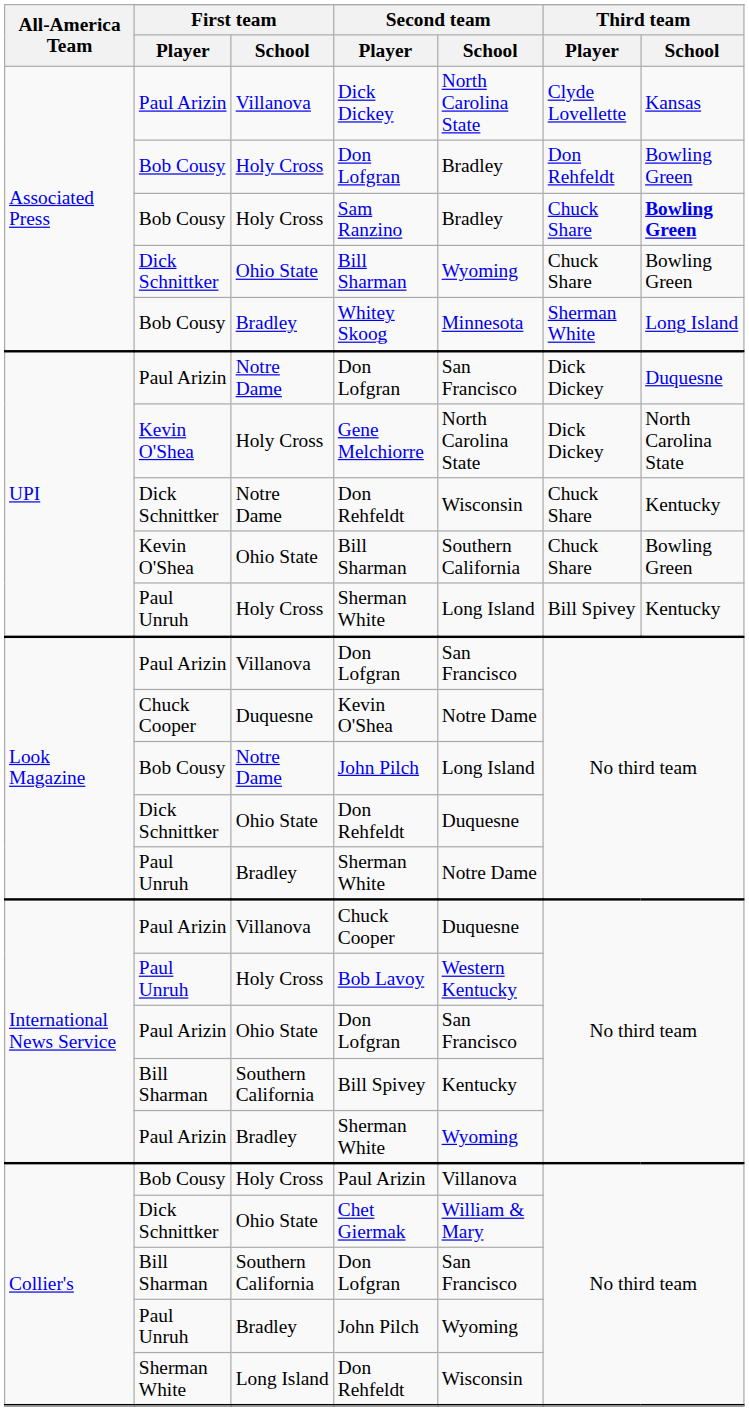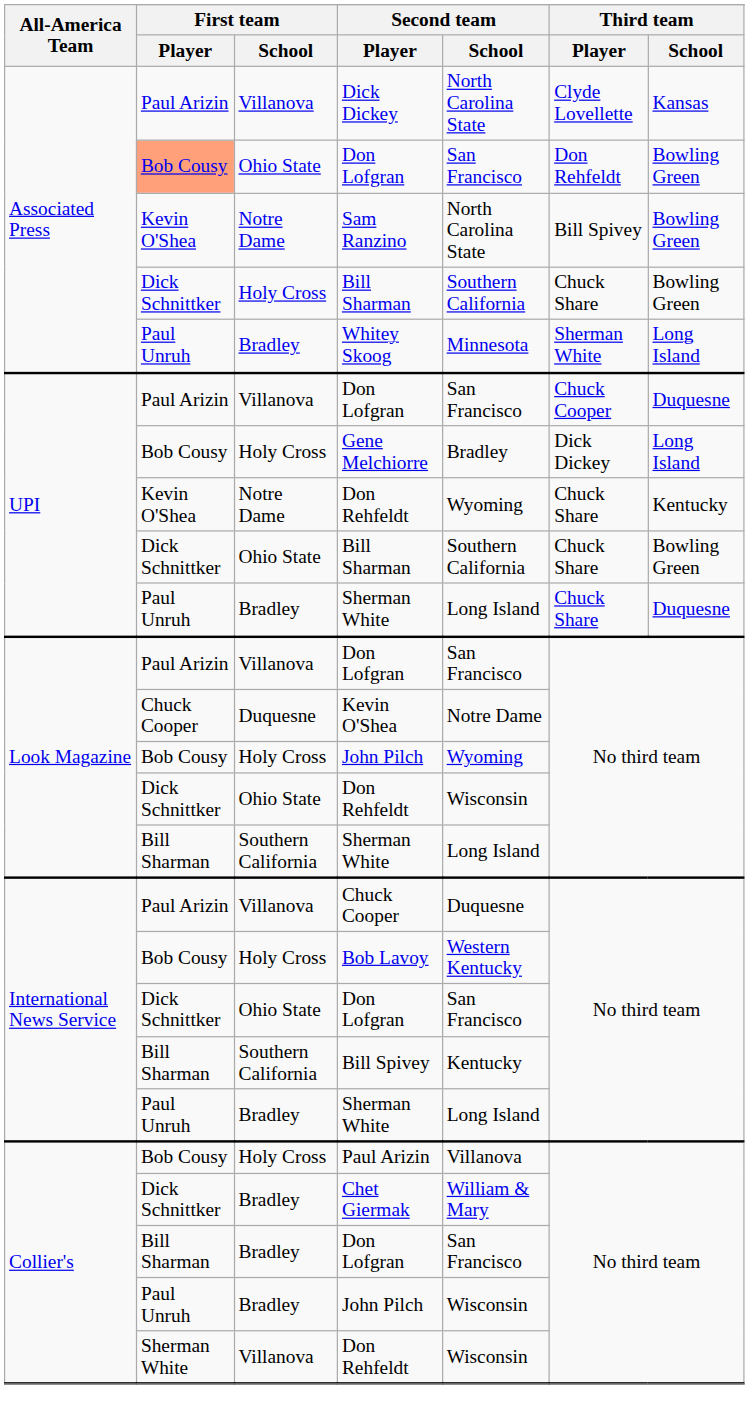(182, 166) no background -> (184, 166) lightsalmon background
(280, 166) Holy Cross -> (280, 166) Ohio State
(472, 166) Bradley -> (484, 166) San Francisco
(182, 218) Bob Cousy -> (168, 229) Kevin O'Shea
(280, 218) Holy Cross -> (262, 229) Notre Dame
(472, 218) Bradley -> (480, 229) North Carolina State
(573, 218) Chuck Share -> (598, 229) Bill Spivey
(679, 218) bold -> (686, 229) normal
(277, 271) Ohio State -> (282, 293) Holy Cross
(480, 271) Wyoming -> (486, 293) Southern California
(182, 323) Bob Cousy -> (166, 345) Paul Unruh
(259, 377) Notre Dame -> (276, 399) Villanova
(576, 377) Dick Dickey -> (583, 399) Chuck Cooper
(166, 440) Kevin O'Shea -> (184, 451) Bob Cousy
(475, 440) North Carolina State -> (477, 451) Bradley
(678, 440) North Carolina State -> (676, 451) Long Island
(179, 504) Dick Schnittker -> (168, 504) Kevin O'Shea
(482, 504) Wisconsin -> (485, 504) Wyoming
(166, 556) Kevin O'Shea -> (181, 556) Dick Schnittker
(280, 609) Holy Cross -> (269, 609) Bradley
(592, 609) Bill Spivey -> (579, 609) Chuck Share
(683, 609) Kentucky -> (691, 609) Duquesne
(259, 767) Notre Dame -> (282, 757) Holy Cross
(488, 767) Long Island -> (485, 757) Wyoming
(480, 820) Duquesne -> (487, 798) Wisconsin
(164, 872) Paul Unruh -> (175, 851) Bill Sharman
(266, 872) Bradley -> (278, 851) Southern California
(489, 872) Notre Dame -> (493, 851) Long Island
(164, 979) Paul Unruh -> (184, 957) Bob Cousy
(183, 1031) Paul Arizin -> (181, 1009) Dick Schnittker
(183, 1136) Paul Arizin -> (166, 1114) Paul Unruh
(480, 1136) Wyoming -> (493, 1114) Long Island
(277, 1220) Ohio State -> (269, 1199) Bradley
(275, 1273) Southern California -> (269, 1251) Bradley
(480, 1325) Wyoming -> (487, 1304) Wisconsin
(282, 1378) Long Island -> (276, 1356) Villanova
